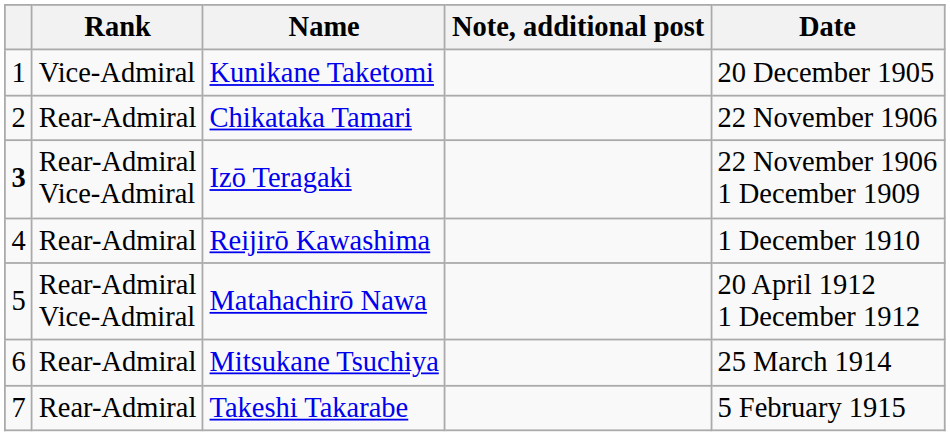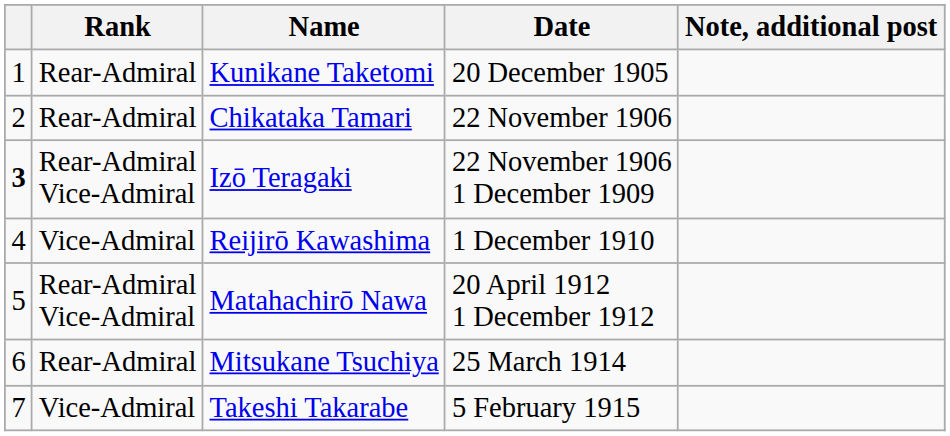columns swapped: (827, 27) <-> (578, 27)
(117, 72) Vice-Admiral -> (118, 72) Rear-Admiral
(118, 239) Rear-Admiral -> (117, 239) Vice-Admiral
(118, 407) Rear-Admiral -> (117, 407) Vice-Admiral
